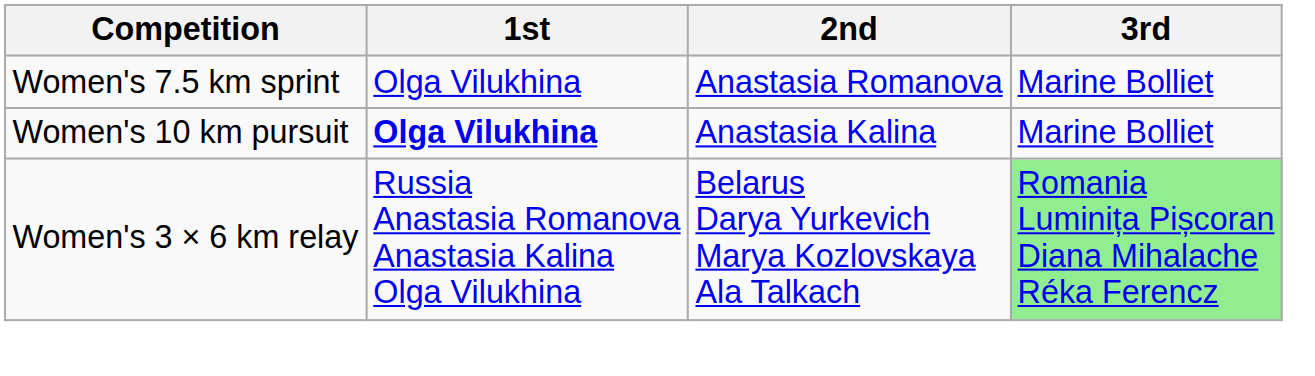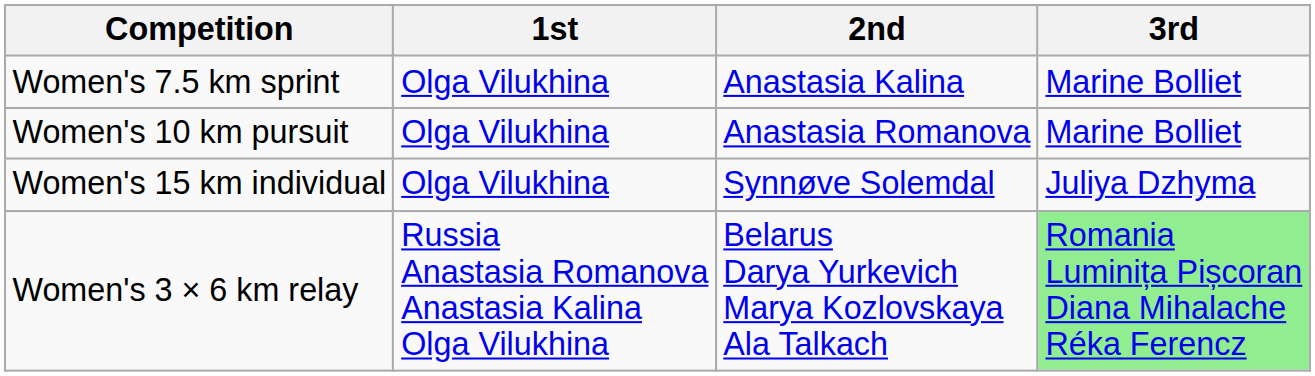(849, 81) Anastasia Romanova -> (844, 81) Anastasia Kalina
(485, 132) bold -> (505, 132) normal
(816, 132) Anastasia Kalina -> (877, 132) Anastasia Romanova
+ row: (199, 183)
